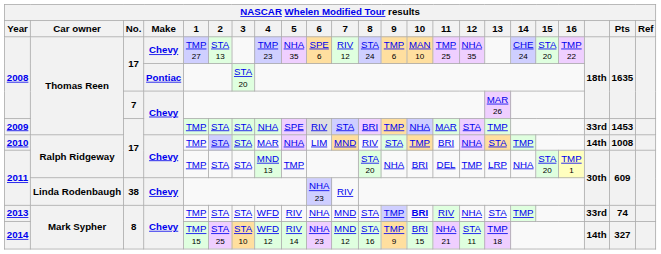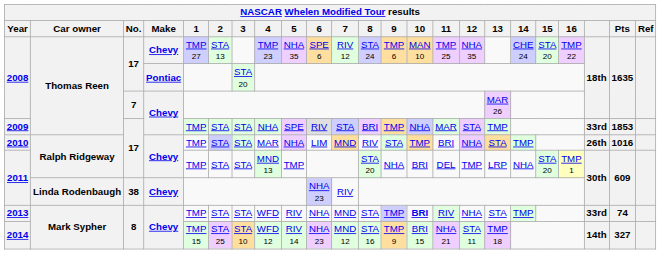(622, 127) 1453 -> (622, 127) 1853
(597, 143) 14th -> (597, 143) 26th
(622, 143) 1008 -> (622, 143) 1016
